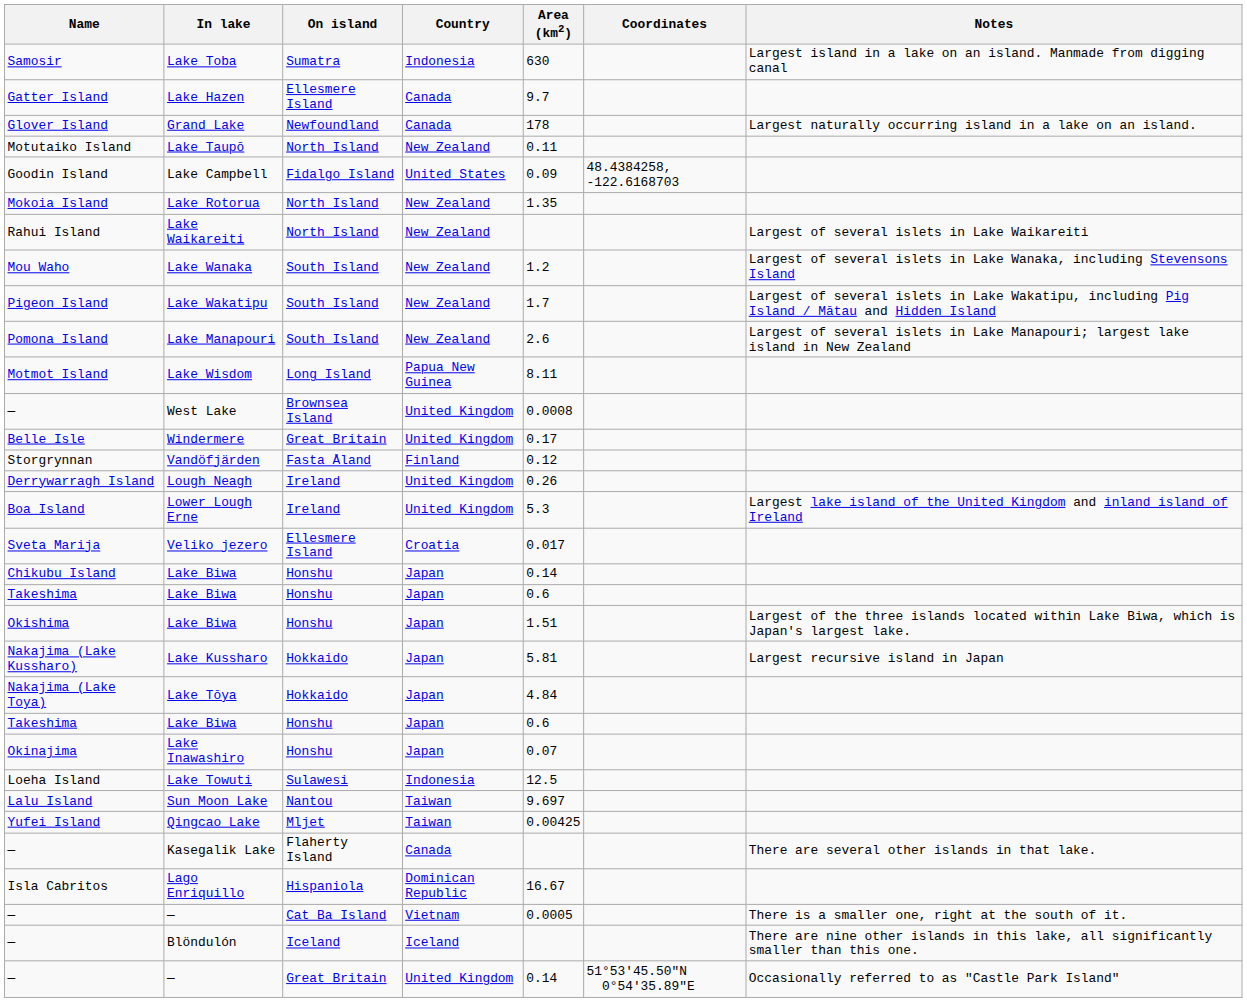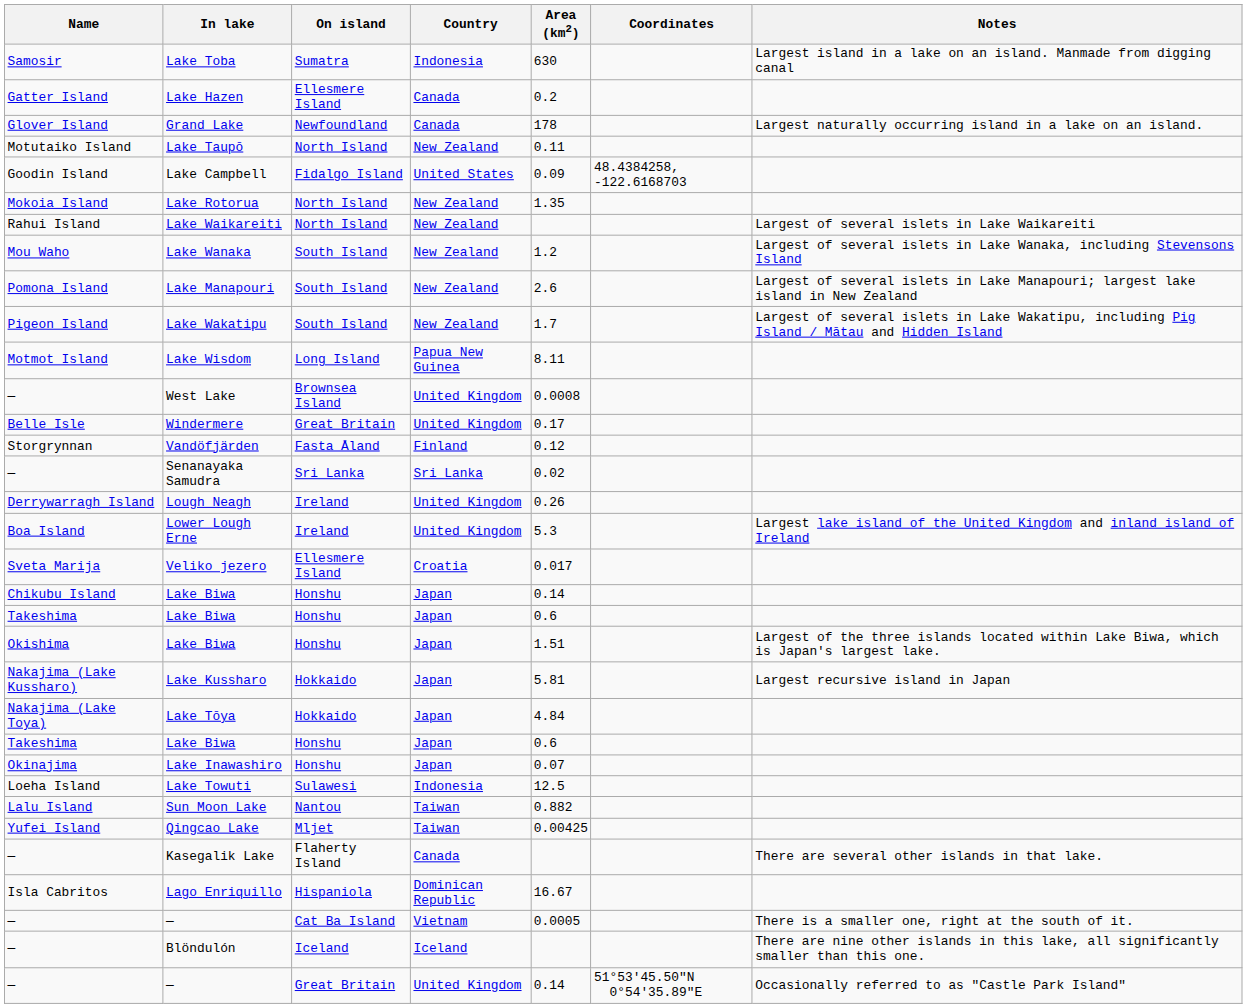(538, 97) 9.7 -> (545, 97) 0.2
rows swapped: (58, 304) <-> (58, 339)
+ row: (11, 474)
(546, 801) 9.697 -> (553, 807) 0.882
